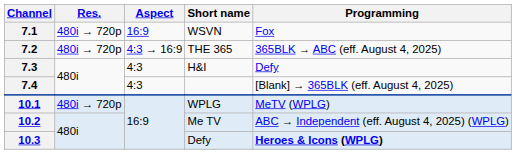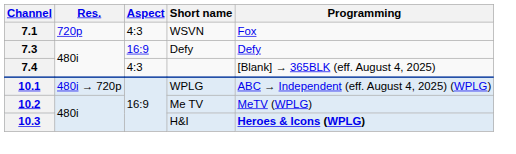(89, 31) 480i → 720p -> (70, 31) 720p
(138, 31) 16:9 -> (135, 31) 4:3
- row: (29, 49)
(135, 67) 4:3 -> (138, 49) 16:9
(197, 67) H&I -> (181, 49) Defy
(292, 104) MeTV (WPLG) -> (364, 86) ABC → Independent (eff. August 4, 2025) (WPLG)
(382, 122) ABC → Independent (eff. August 4, 2025) (WPLG) -> (275, 104) MeTV (WPLG)
(199, 140) Defy -> (179, 122) H&I
